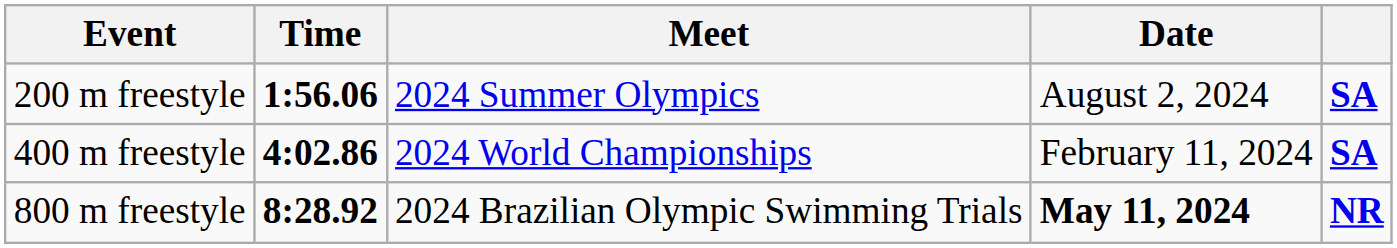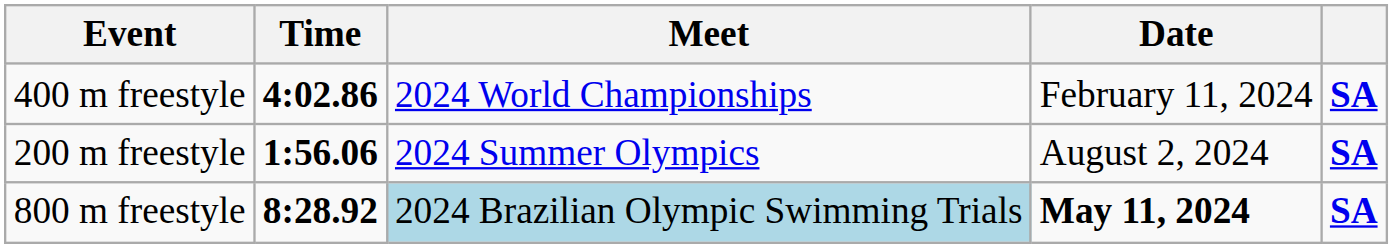rows swapped: (130, 93) <-> (130, 152)
(709, 211) no background -> (709, 211) lightblue background
(1357, 211) NR -> (1354, 211) SA
